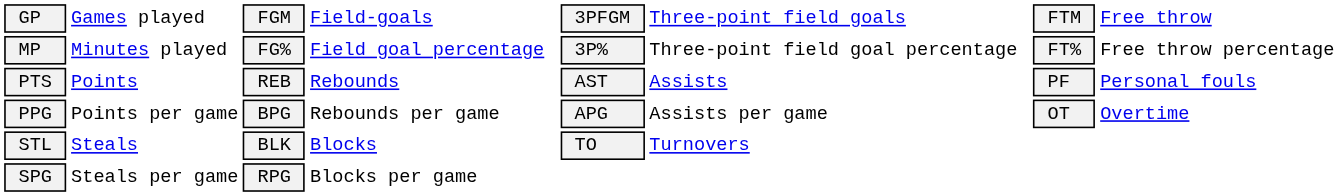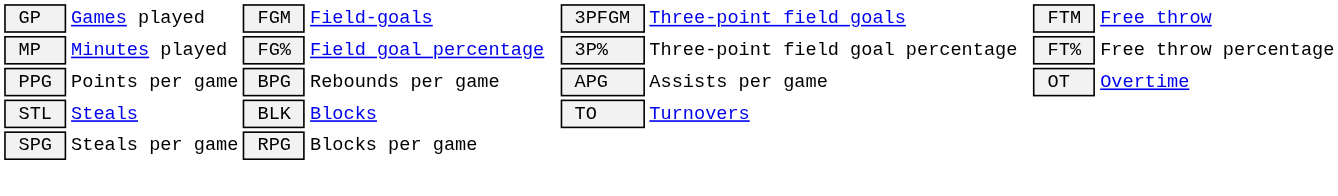- row: (35, 82)
